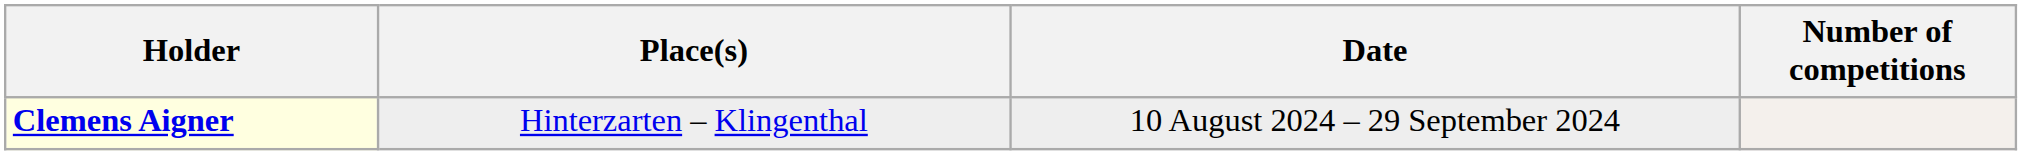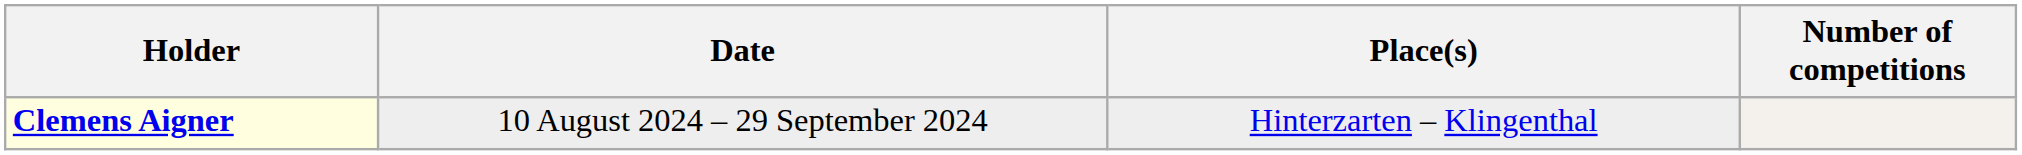columns swapped: (1375, 49) <-> (694, 49)
